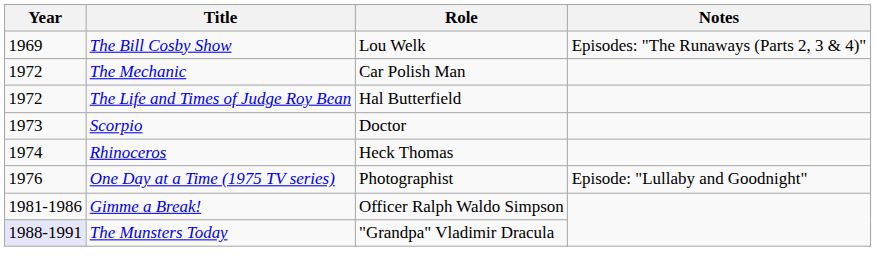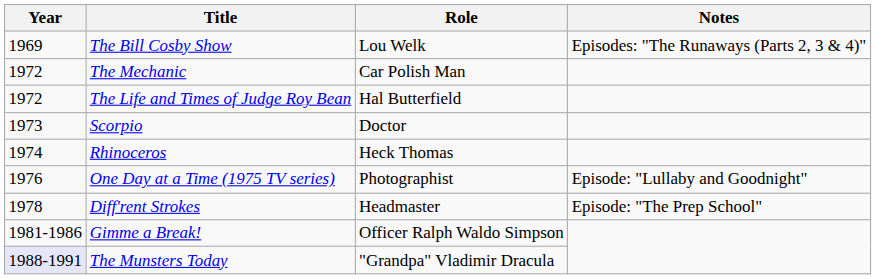+ row: (145, 206)
